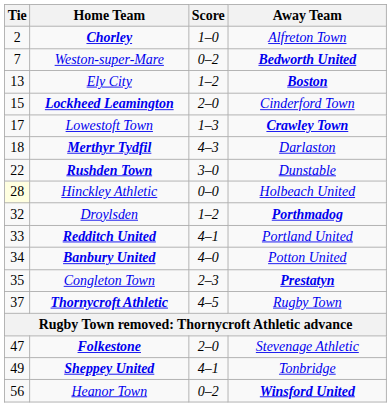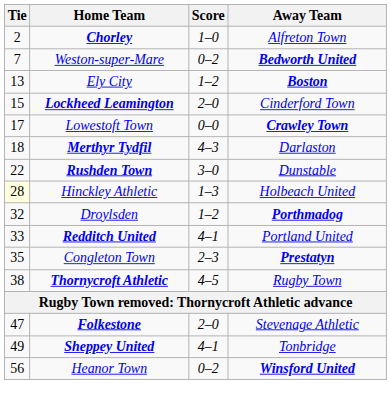(208, 125) 1–3 -> (208, 125) 0–0
(208, 192) 0–0 -> (208, 192) 1–3
- row: (109, 258)
(17, 302) 37 -> (17, 280) 38
